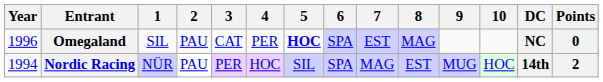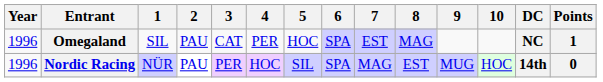(304, 41) bold -> (303, 41) normal
(576, 41) 0 -> (573, 41) 1
(23, 65) 1994 -> (23, 65) 1996
(576, 65) 2 -> (573, 65) 0
